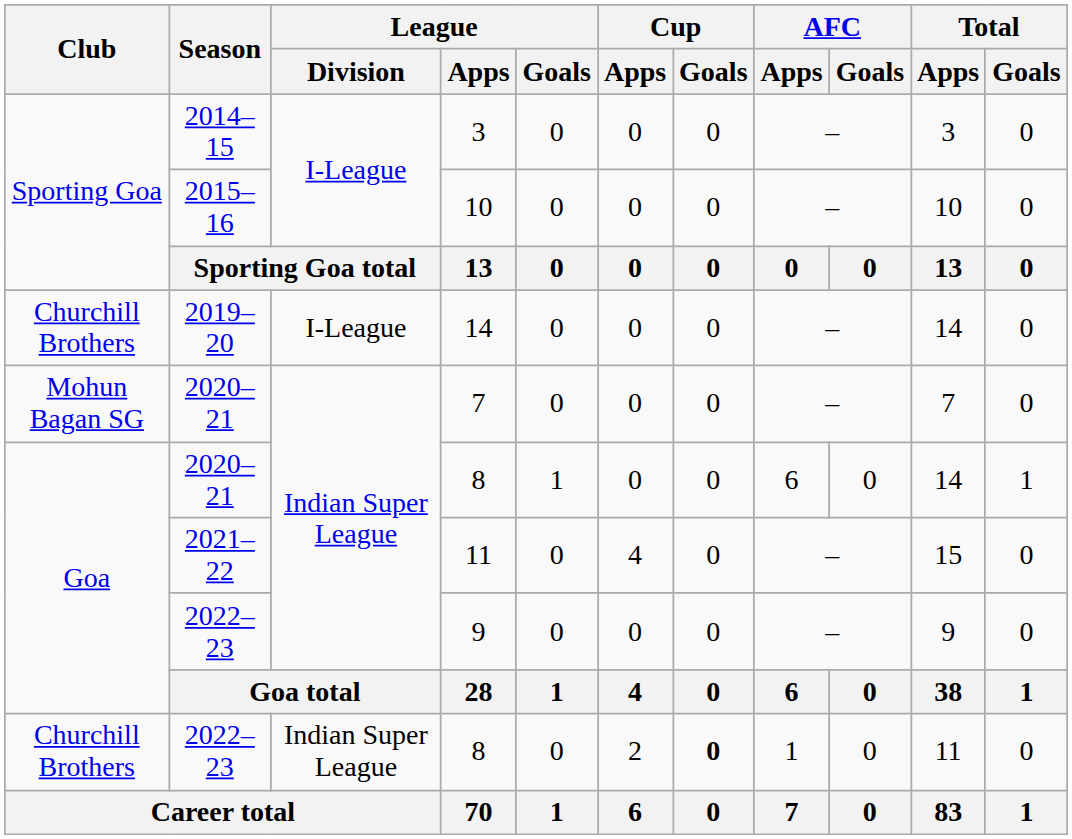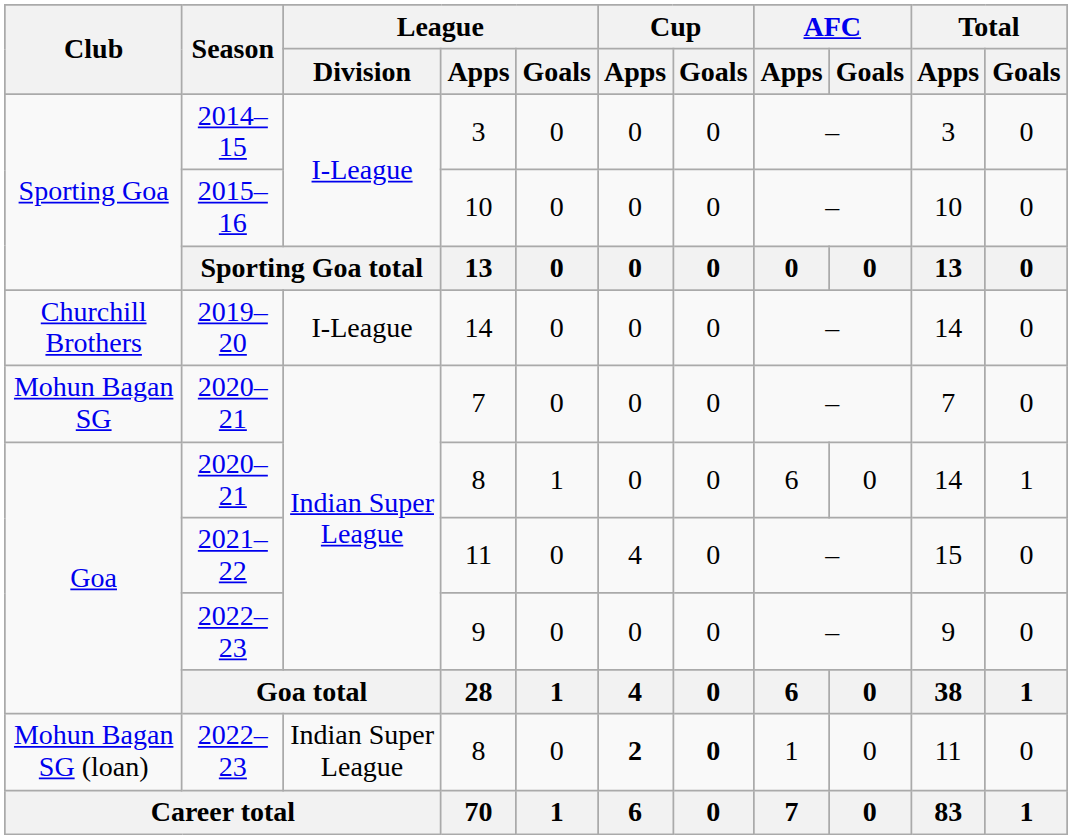(87, 751) Churchill Brothers -> (94, 751) Mohun Bagan SG (loan)
(635, 751) normal -> (635, 751) bold
